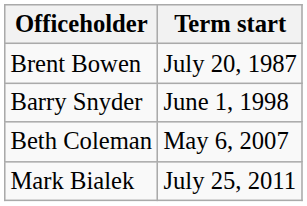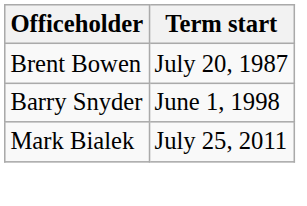- row: (81, 141)
